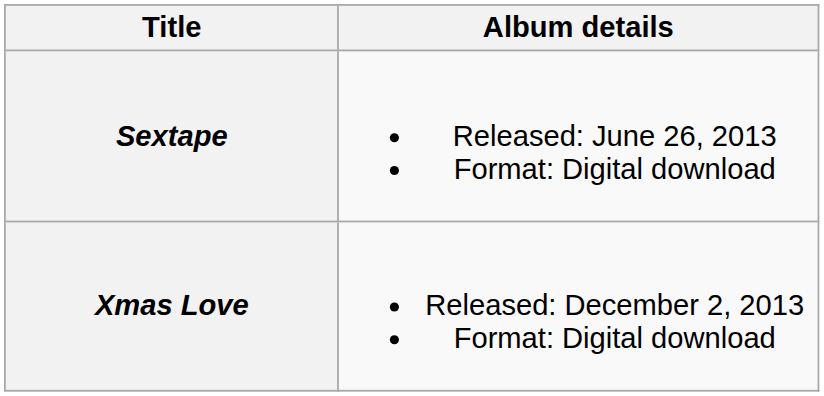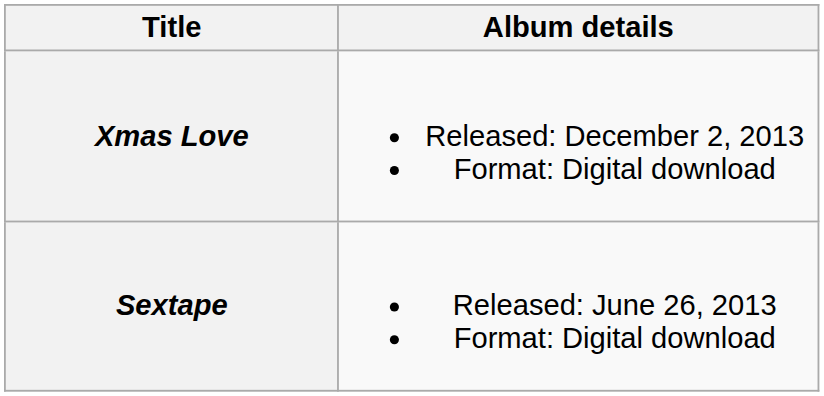rows swapped: (172, 135) <-> (172, 305)
